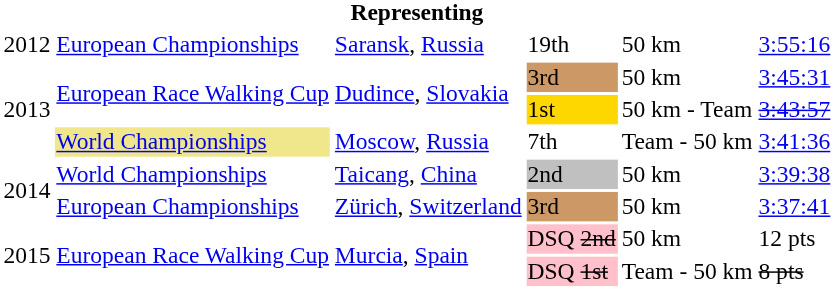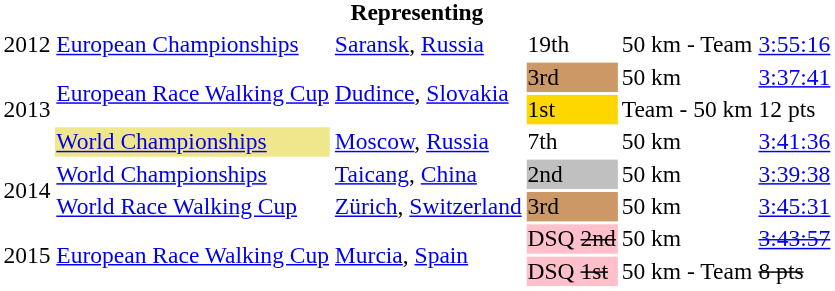(651, 44) 50 km -> (687, 44) 50 km - Team
(794, 77) 3:45:31 -> (794, 77) 3:37:41
(687, 109) 50 km - Team -> (687, 109) Team - 50 km
(794, 109) 3:43:57 -> (787, 109) 12 pts
(687, 141) Team - 50 km -> (651, 141) 50 km
(178, 206) European Championships -> (177, 206) World Race Walking Cup
(794, 206) 3:37:41 -> (794, 206) 3:45:31
(787, 238) 12 pts -> (794, 238) 3:43:57
(687, 271) Team - 50 km -> (687, 271) 50 km - Team
